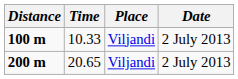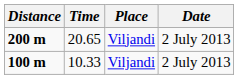rows swapped: (27, 39) <-> (27, 62)
